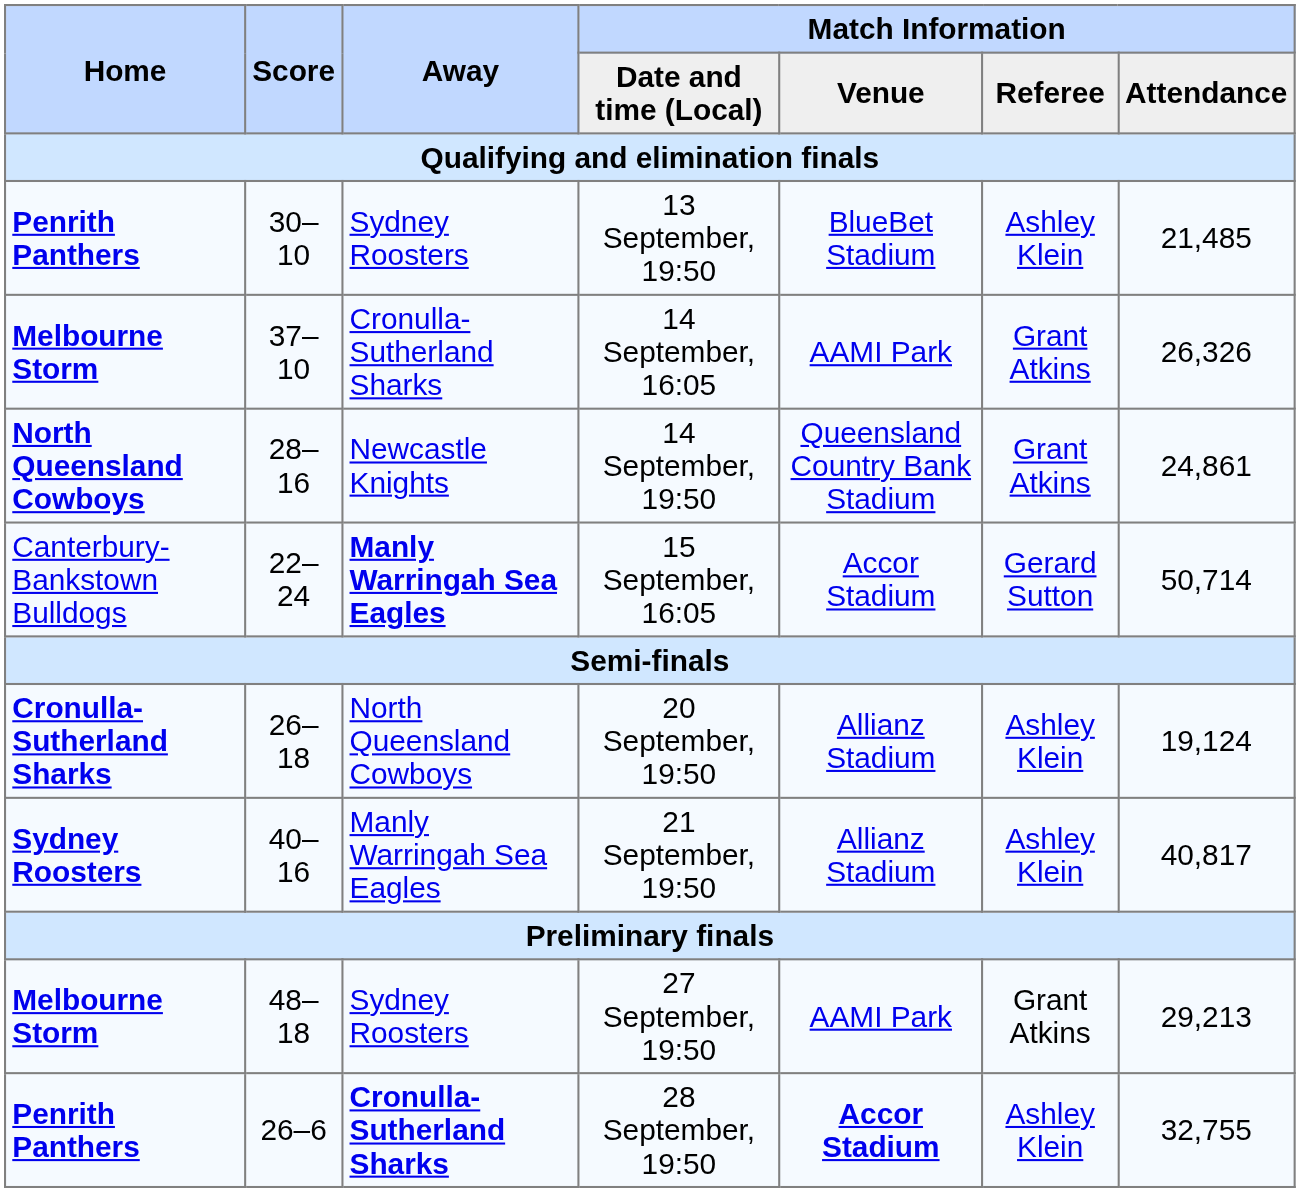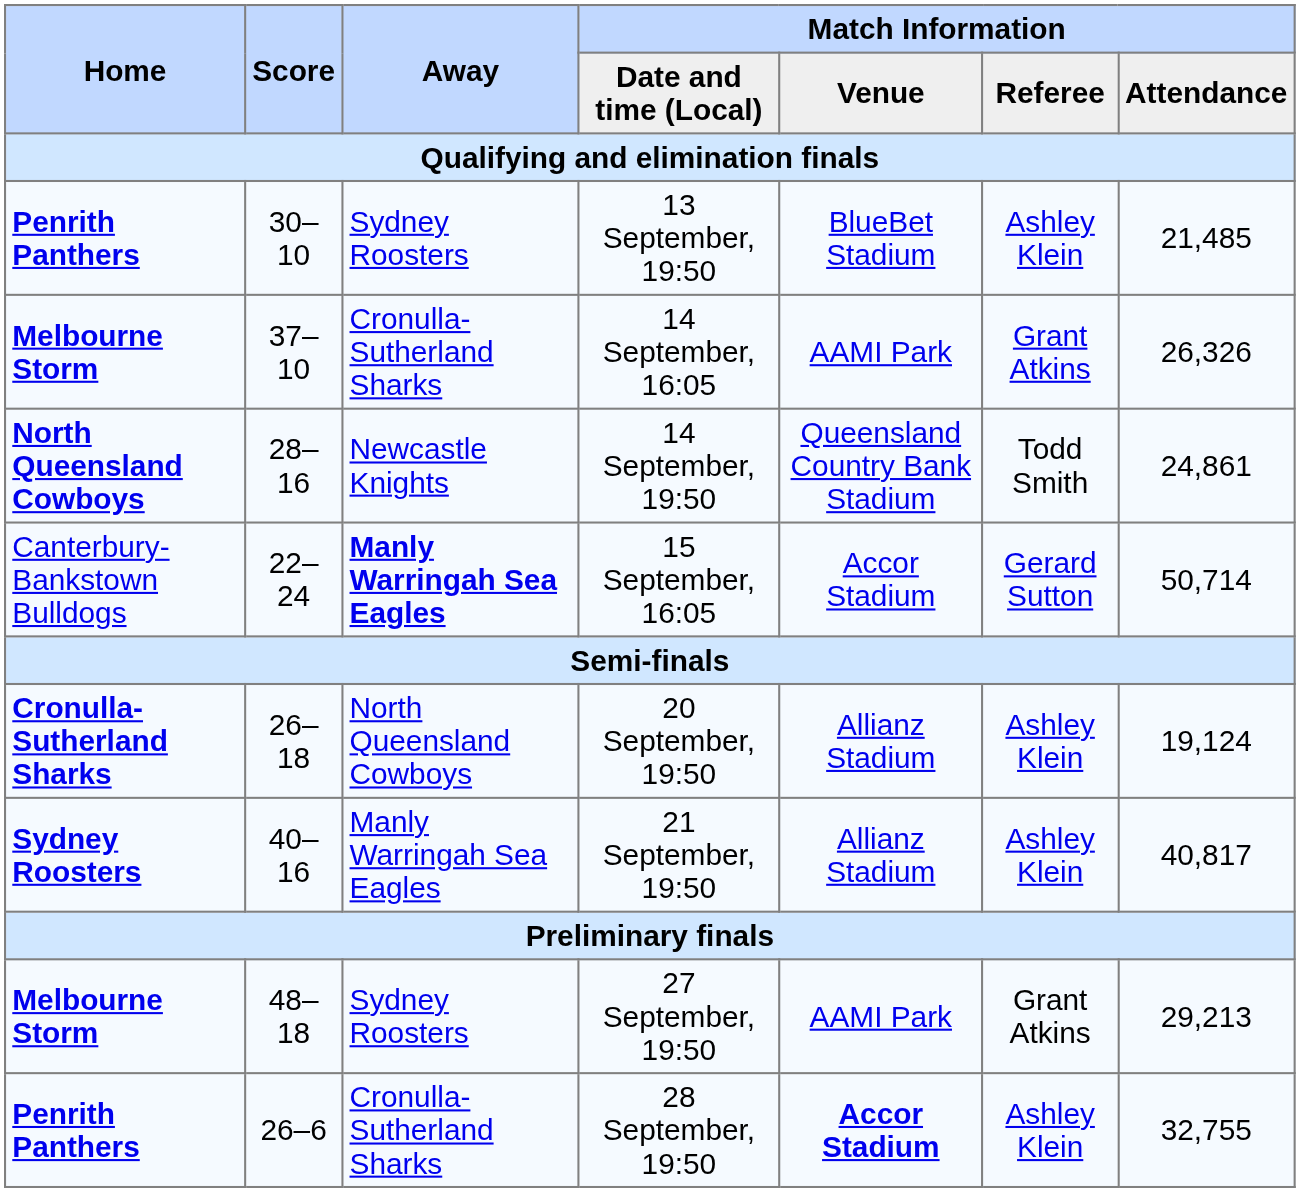(1050, 466) Grant Atkins -> (1050, 466) Todd Smith
(427, 1130) bold -> (422, 1130) normal
